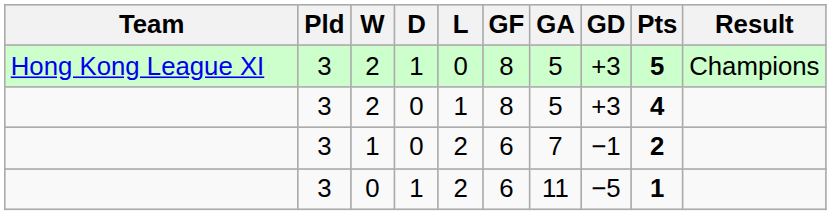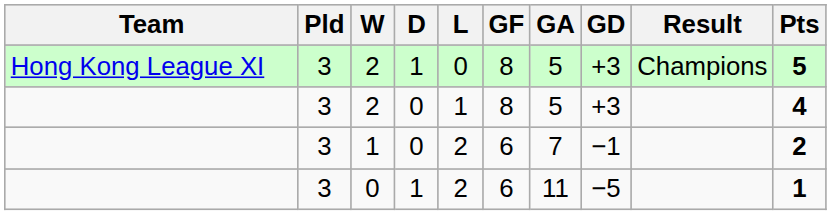columns swapped: (657, 24) <-> (754, 24)
